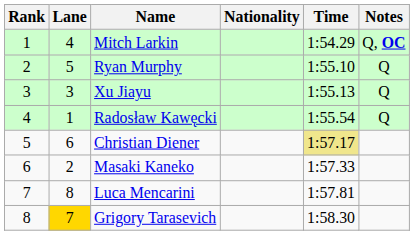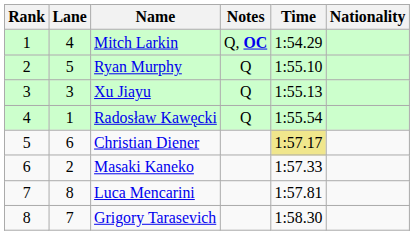columns swapped: (262, 17) <-> (384, 17)
(70, 218) gold background -> (70, 218) no background
